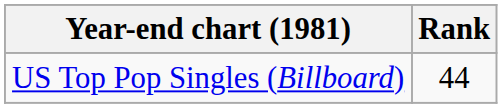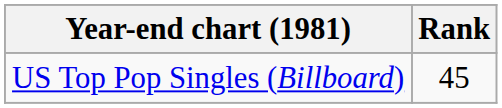(454, 77) 44 -> (454, 77) 45
